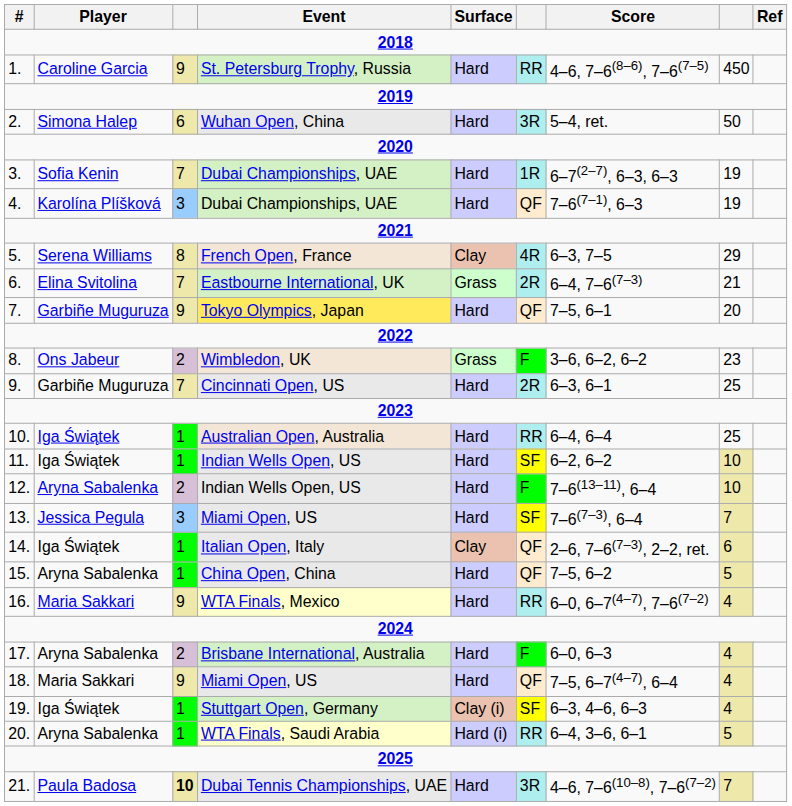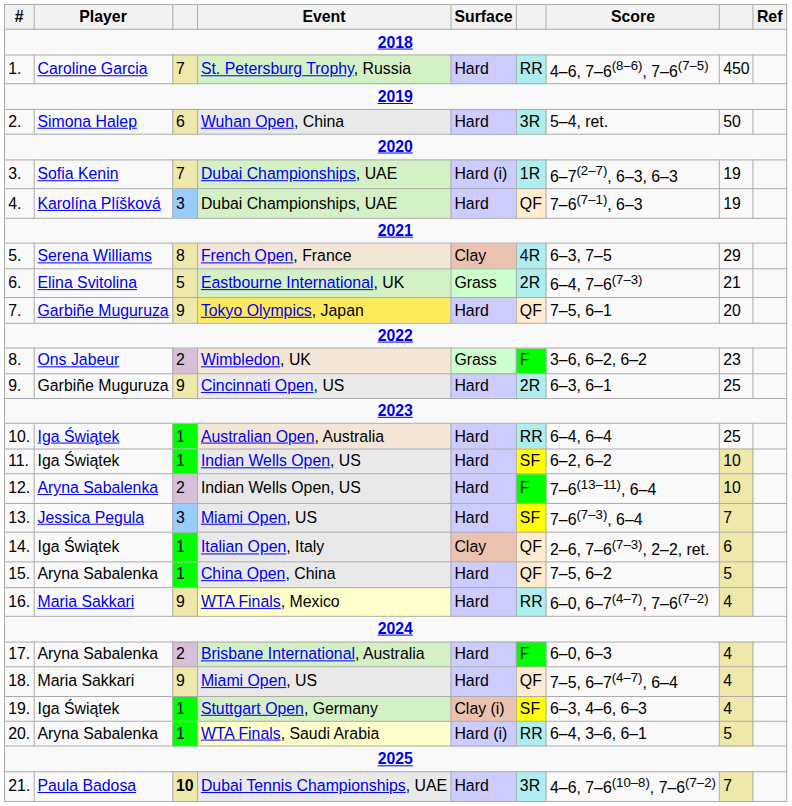(180, 69) 9 -> (180, 69) 7
(472, 174) Hard -> (481, 174) Hard (i)
(180, 283) 7 -> (180, 283) 5
(180, 385) 7 -> (180, 385) 9
